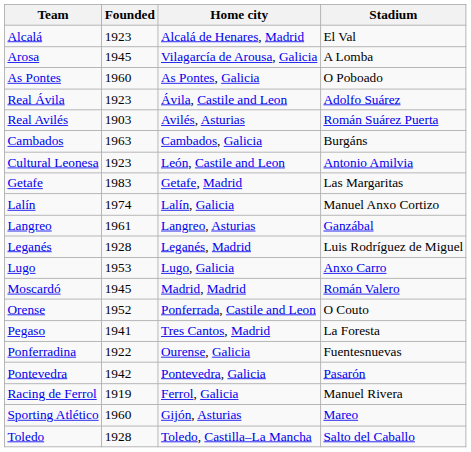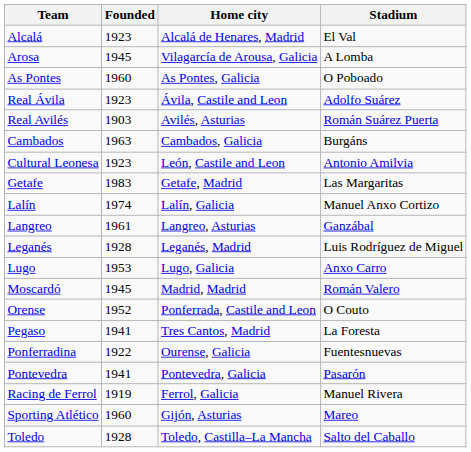(118, 373) 1942 -> (118, 373) 1941
